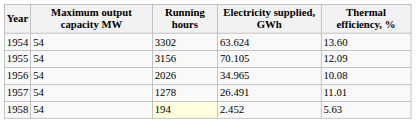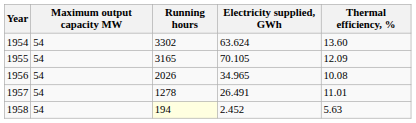(165, 59) 3156 -> (165, 59) 3165
